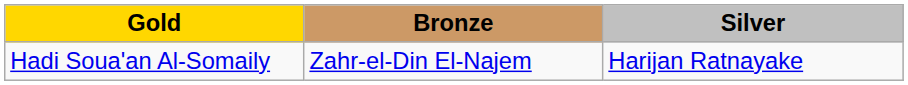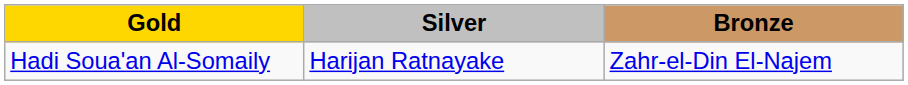columns swapped: (753, 23) <-> (453, 23)
